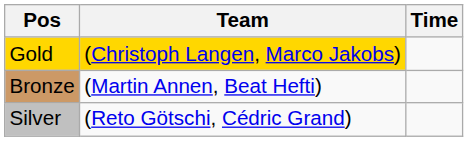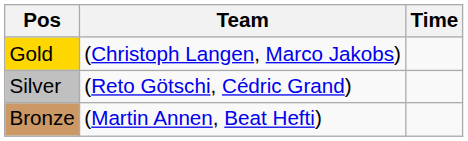(243, 53) gold background -> (243, 53) no background
rows swapped: (35, 119) <-> (42, 86)
